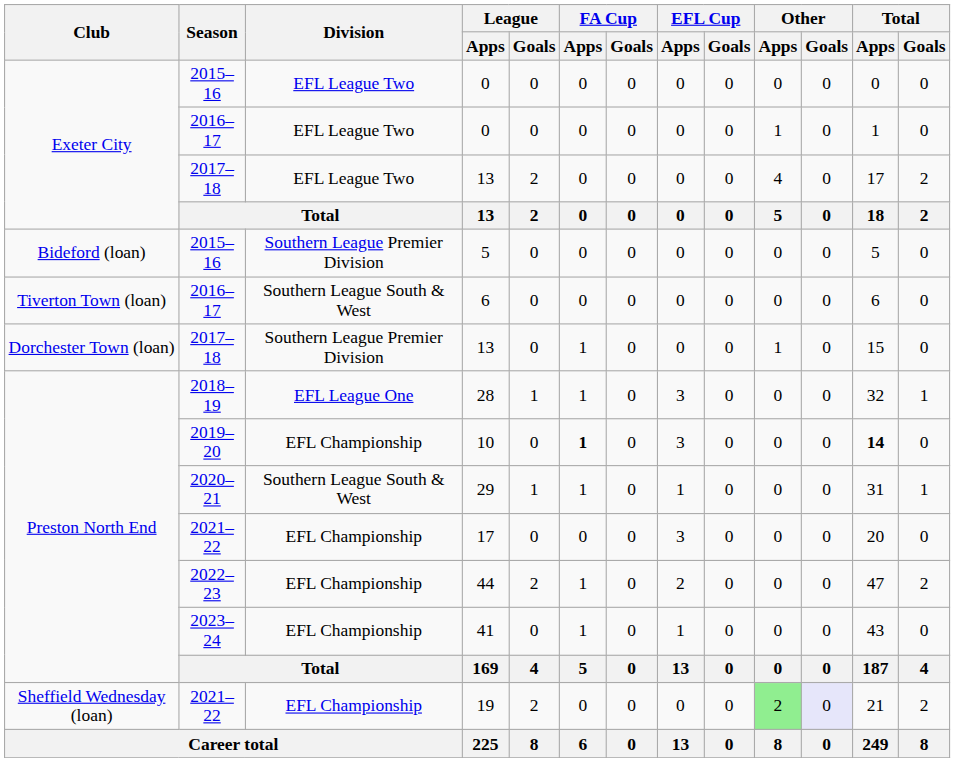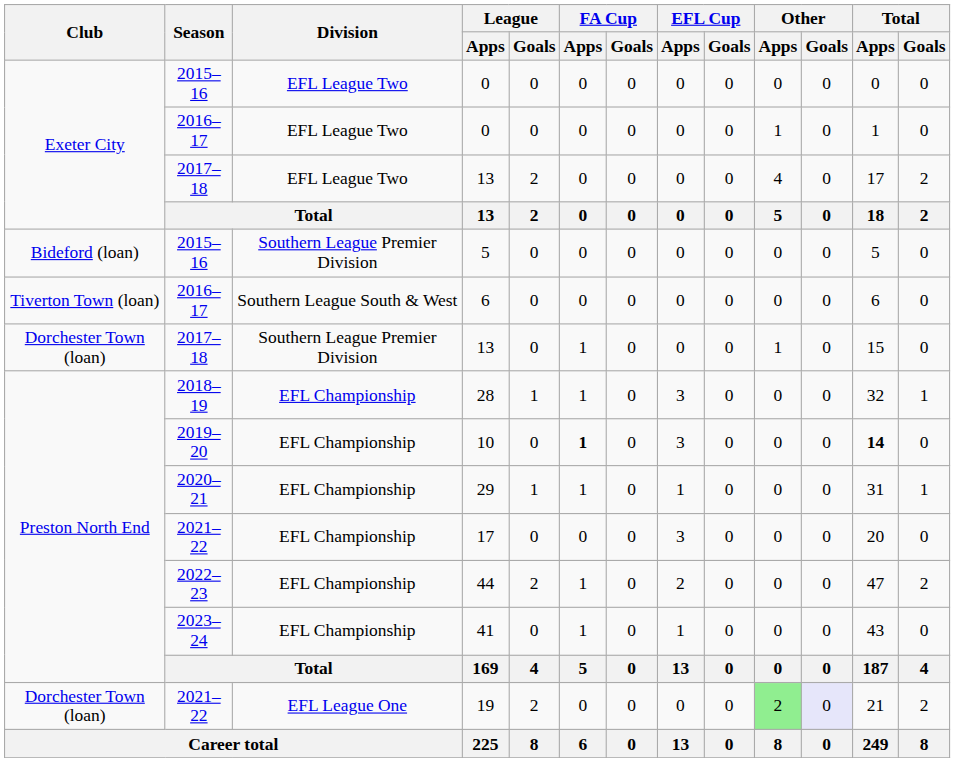(354, 394) EFL League One -> (347, 394) EFL Championship
(354, 489) Southern League South & West -> (347, 489) EFL Championship
(92, 706) Sheffield Wednesday (loan) -> (85, 706) Dorchester Town (loan)
(354, 706) EFL Championship -> (347, 706) EFL League One
